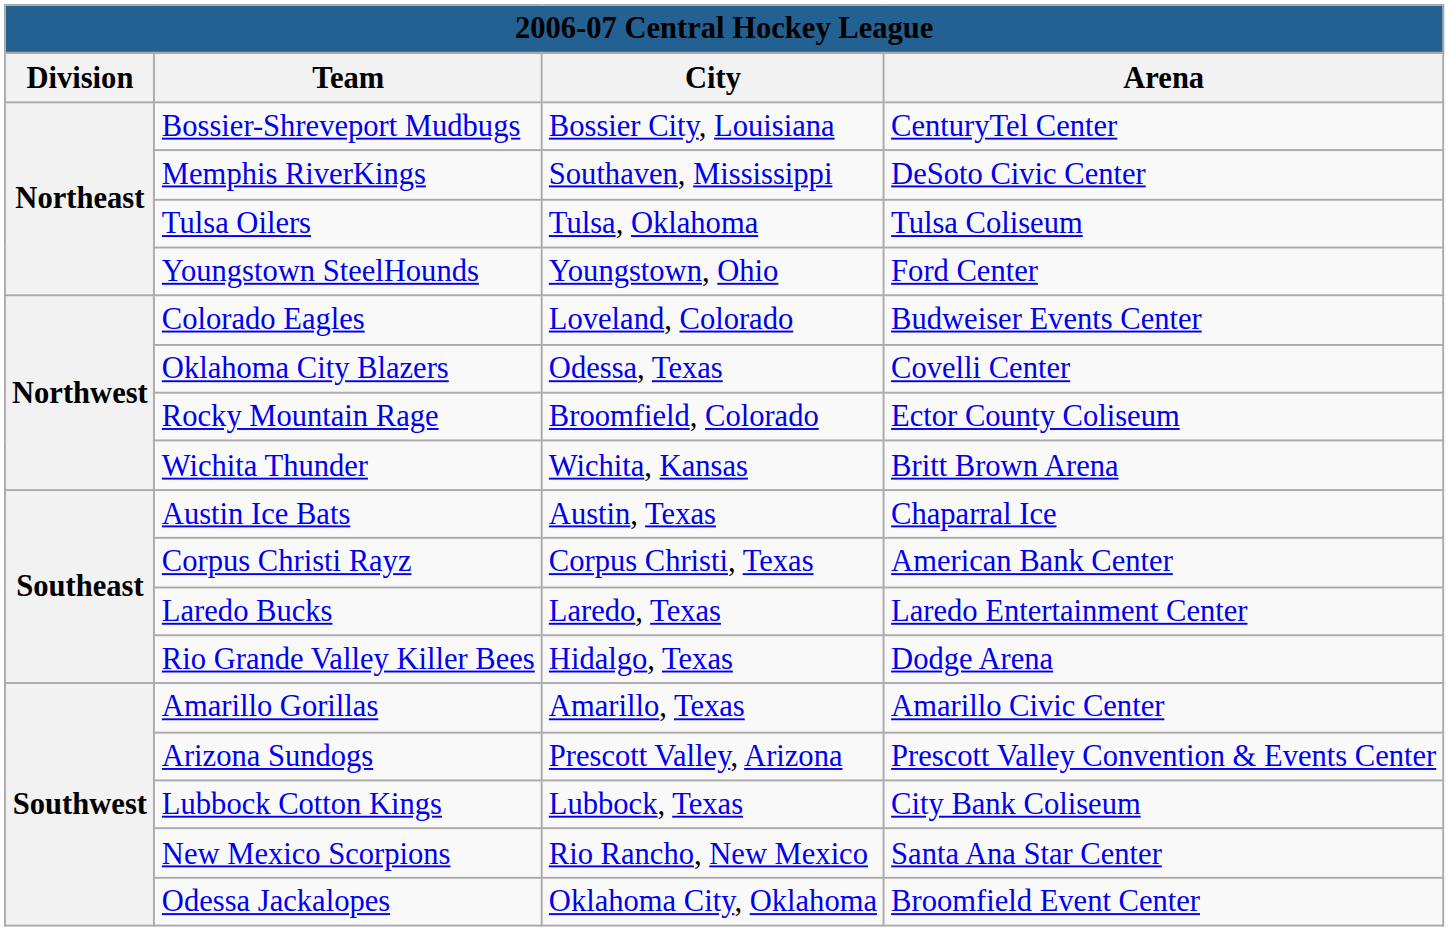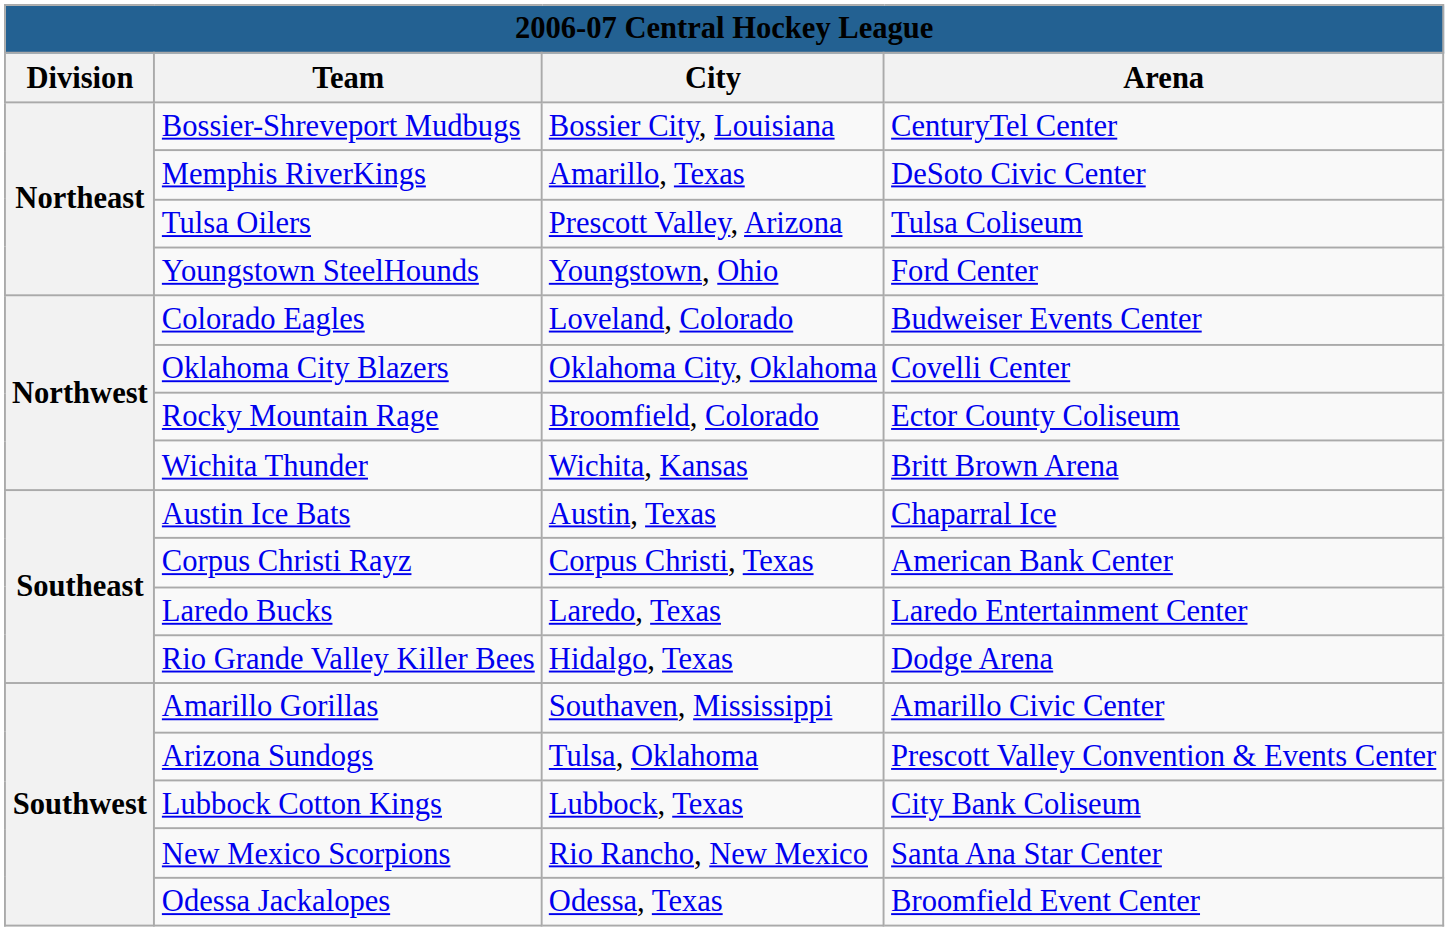(691, 174) Southaven, Mississippi -> (647, 174) Amarillo, Texas
(654, 222) Tulsa, Oklahoma -> (696, 222) Prescott Valley, Arizona
(636, 367) Odessa, Texas -> (713, 367) Oklahoma City, Oklahoma
(647, 707) Amarillo, Texas -> (691, 707) Southaven, Mississippi
(696, 755) Prescott Valley, Arizona -> (654, 755) Tulsa, Oklahoma
(713, 901) Oklahoma City, Oklahoma -> (636, 901) Odessa, Texas
